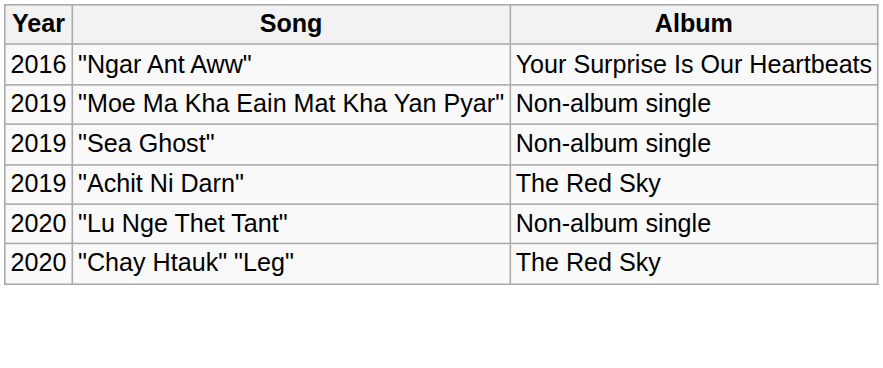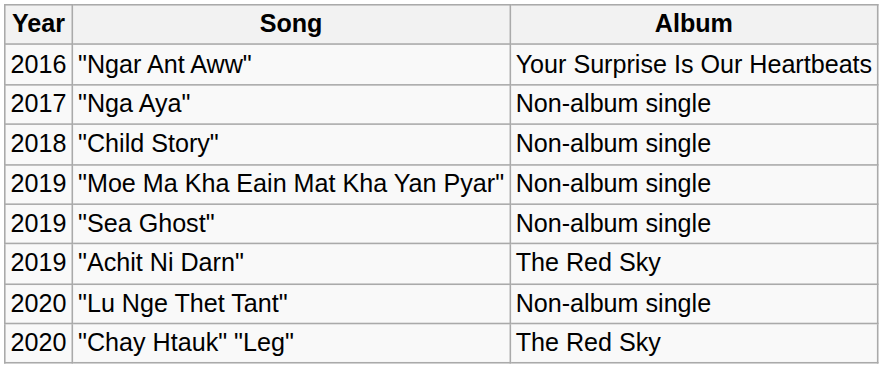+ row: (134, 104)
+ row: (148, 143)
